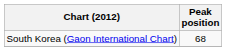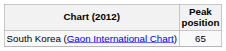(200, 38) 68 -> (200, 38) 65
